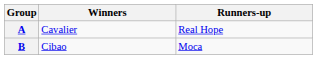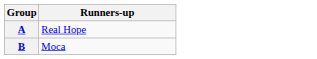- column: (107, 12)
